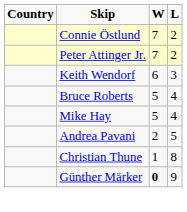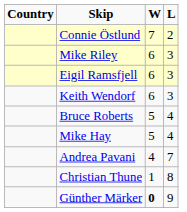- row: (103, 55)
+ row: (88, 55)
+ row: (98, 75)
(155, 136) 2 -> (151, 156) 4
(174, 136) 5 -> (170, 156) 7
